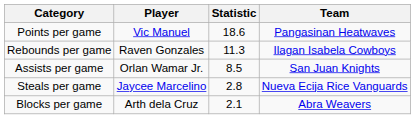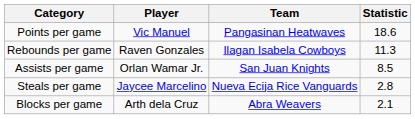columns swapped: (335, 13) <-> (234, 13)
